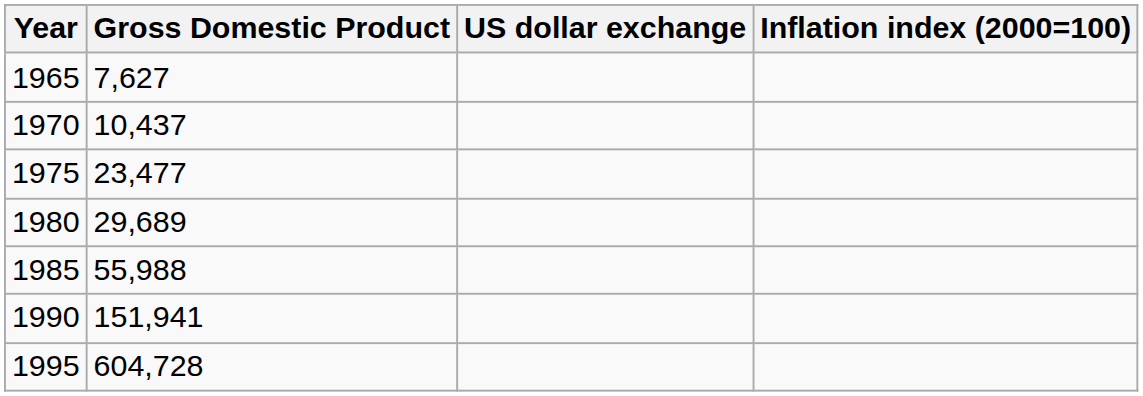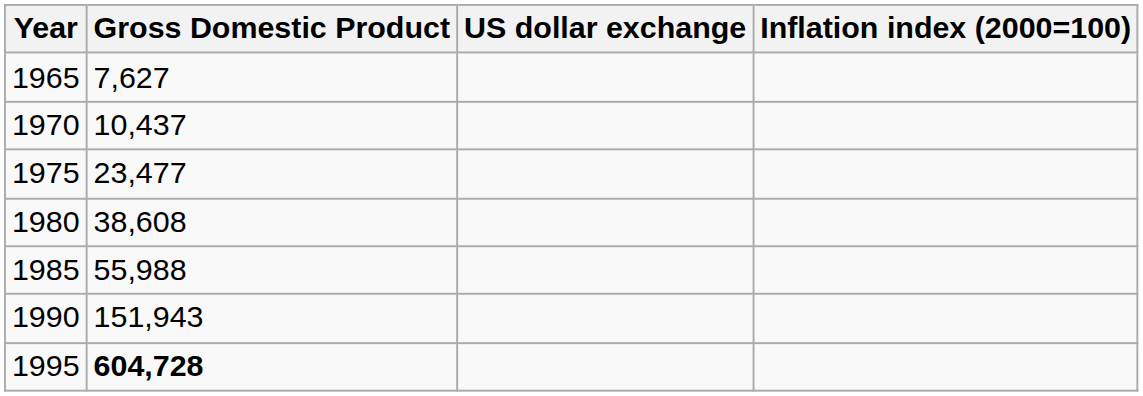(140, 221) 29,689 -> (140, 221) 38,608
(149, 317) 151,941 -> (149, 317) 151,943
(149, 366) normal -> (149, 366) bold
